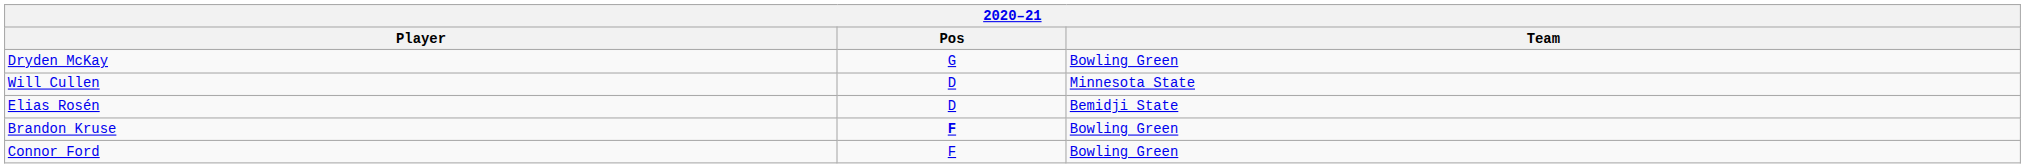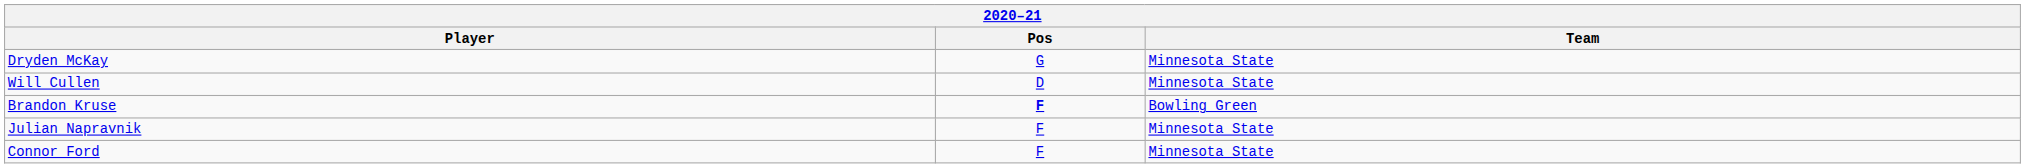(1124, 61) Bowling Green -> (1211, 61) Minnesota State
- row: (54, 107)
+ row: (75, 129)
(1124, 152) Bowling Green -> (1211, 152) Minnesota State
